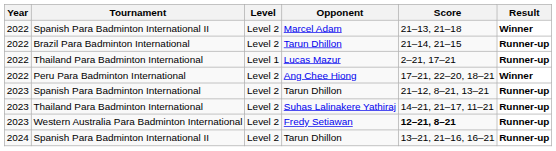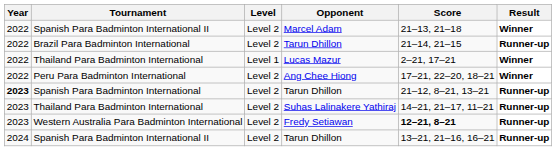(524, 60) Runner-up -> (516, 60) Winner
(18, 91) normal -> (18, 91) bold
